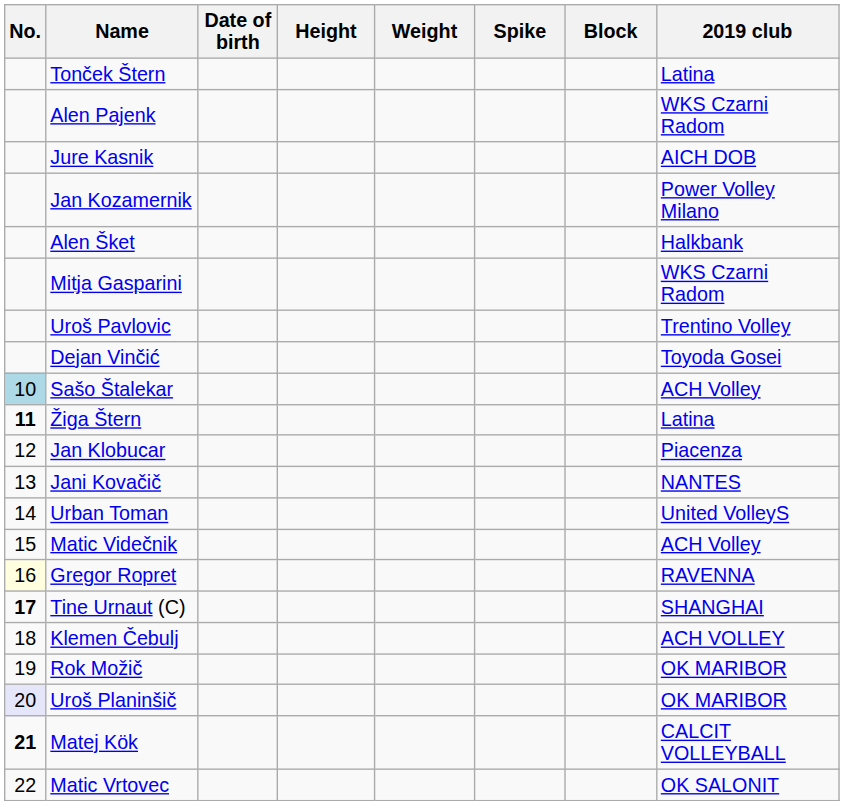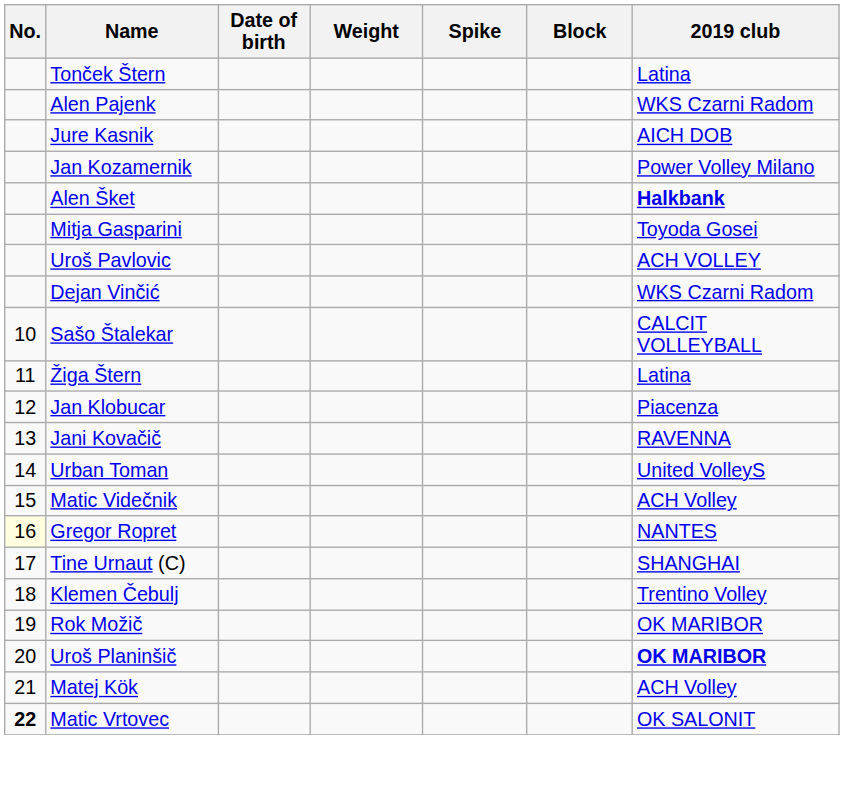- column: (326, 32)
(702, 242) normal -> (681, 198) bold
(715, 284) WKS Czarni Radom -> (697, 230) Toyoda Gosei
(726, 327) Trentino Volley -> (699, 261) ACH VOLLEY
(721, 358) Toyoda Gosei -> (725, 292) WKS Czarni Radom
(25, 389) lightblue background -> (25, 334) no background
(711, 389) ACH Volley -> (699, 334) CALCIT VOLLEYBALL
(25, 420) bold -> (25, 376) normal
(701, 482) NANTES -> (684, 439) RAVENNA
(708, 576) RAVENNA -> (677, 532) NANTES
(25, 607) bold -> (25, 563) normal
(723, 638) ACH VOLLEY -> (702, 594) Trentino Volley
(25, 701) lavender background -> (25, 657) no background
(724, 701) normal -> (702, 657) bold
(25, 743) bold -> (25, 688) normal
(723, 743) CALCIT VOLLEYBALL -> (687, 688) ACH Volley
(25, 785) normal -> (25, 719) bold
